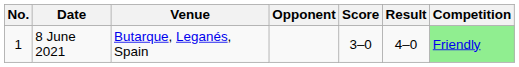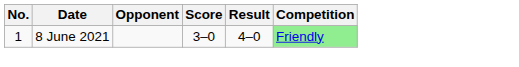- column: (190, 15)
